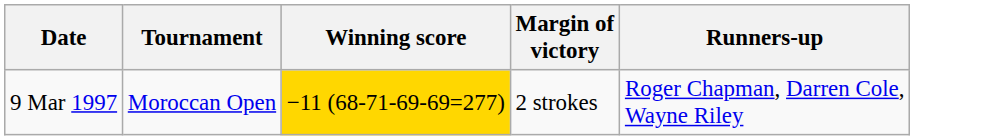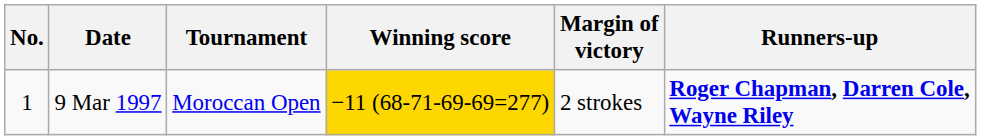+ column: (27, 37)
(765, 102) normal -> (820, 102) bold
